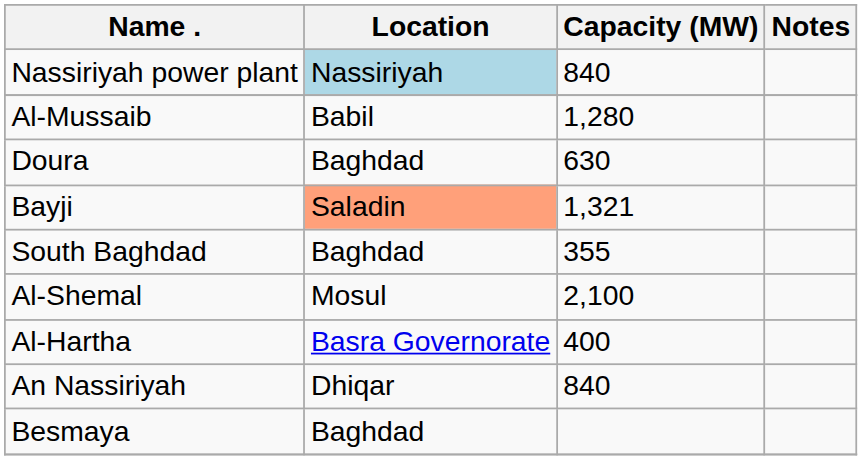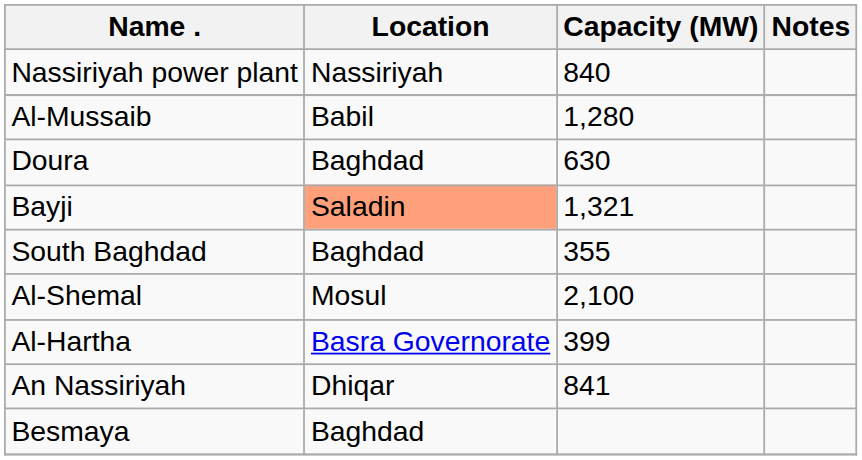(377, 71) lightblue background -> (377, 71) no background
(587, 341) 400 -> (587, 341) 399
(587, 386) 840 -> (587, 386) 841
